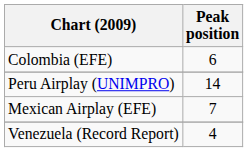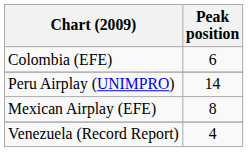(213, 109) 7 -> (213, 109) 8
